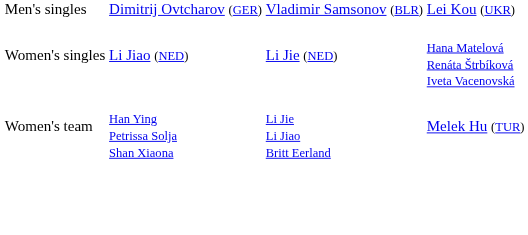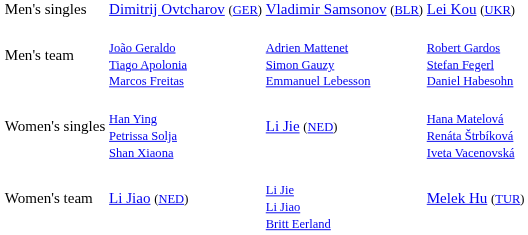+ row: (39, 55)
(149, 55) Li Jiao (NED) -> (143, 136) Han Ying Petrissa Solja Shan Xiaona
(143, 136) Han Ying Petrissa Solja Shan Xiaona -> (149, 198) Li Jiao (NED)
